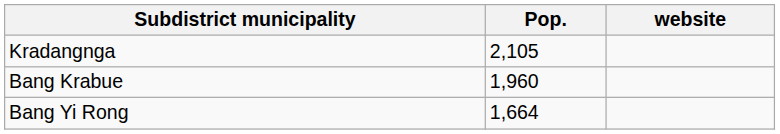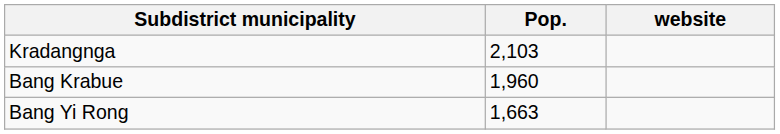(514, 50) 2,105 -> (514, 50) 2,103
(514, 112) 1,664 -> (514, 112) 1,663
